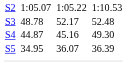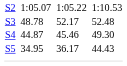(67, 35) 45.16 -> (67, 35) 45.46
(67, 49) 36.07 -> (67, 49) 36.17
(103, 49) 36.39 -> (103, 49) 44.43
